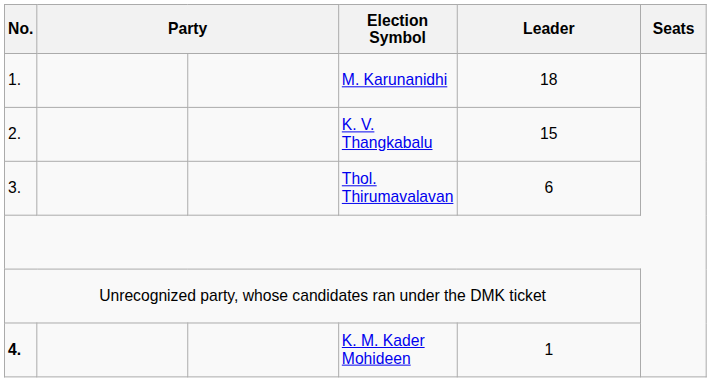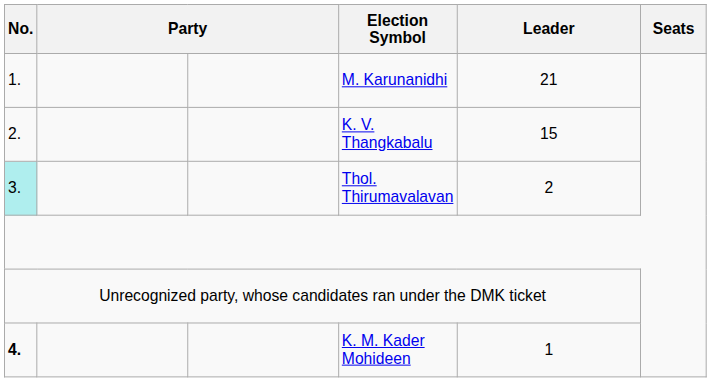(549, 80) 18 -> (549, 80) 21
(15, 188) no background -> (15, 188) paleturquoise background
(549, 188) 6 -> (549, 188) 2
